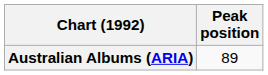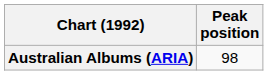(230, 57) 89 -> (230, 57) 98
